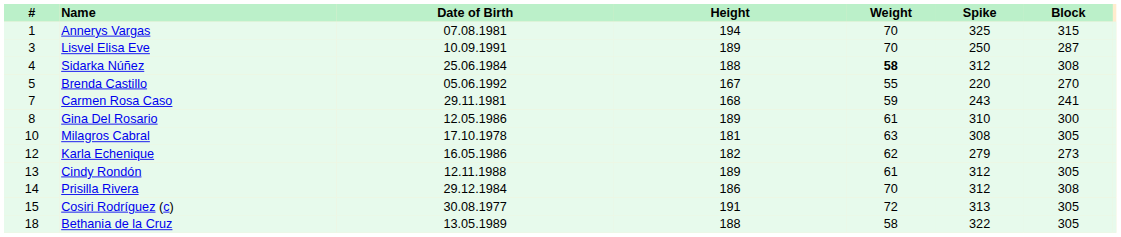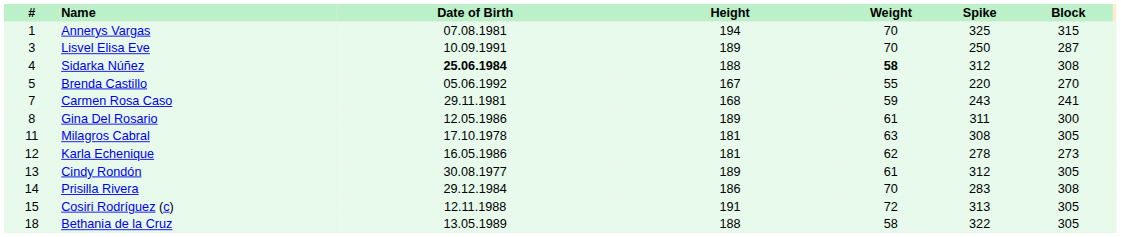(475, 66) normal -> (475, 66) bold
(980, 118) 310 -> (980, 118) 311
(32, 136) 10 -> (32, 136) 11
(730, 154) 182 -> (730, 154) 181
(980, 154) 279 -> (980, 154) 278
(475, 171) 12.11.1988 -> (475, 171) 30.08.1977
(980, 189) 312 -> (980, 189) 283
(475, 206) 30.08.1977 -> (475, 206) 12.11.1988
